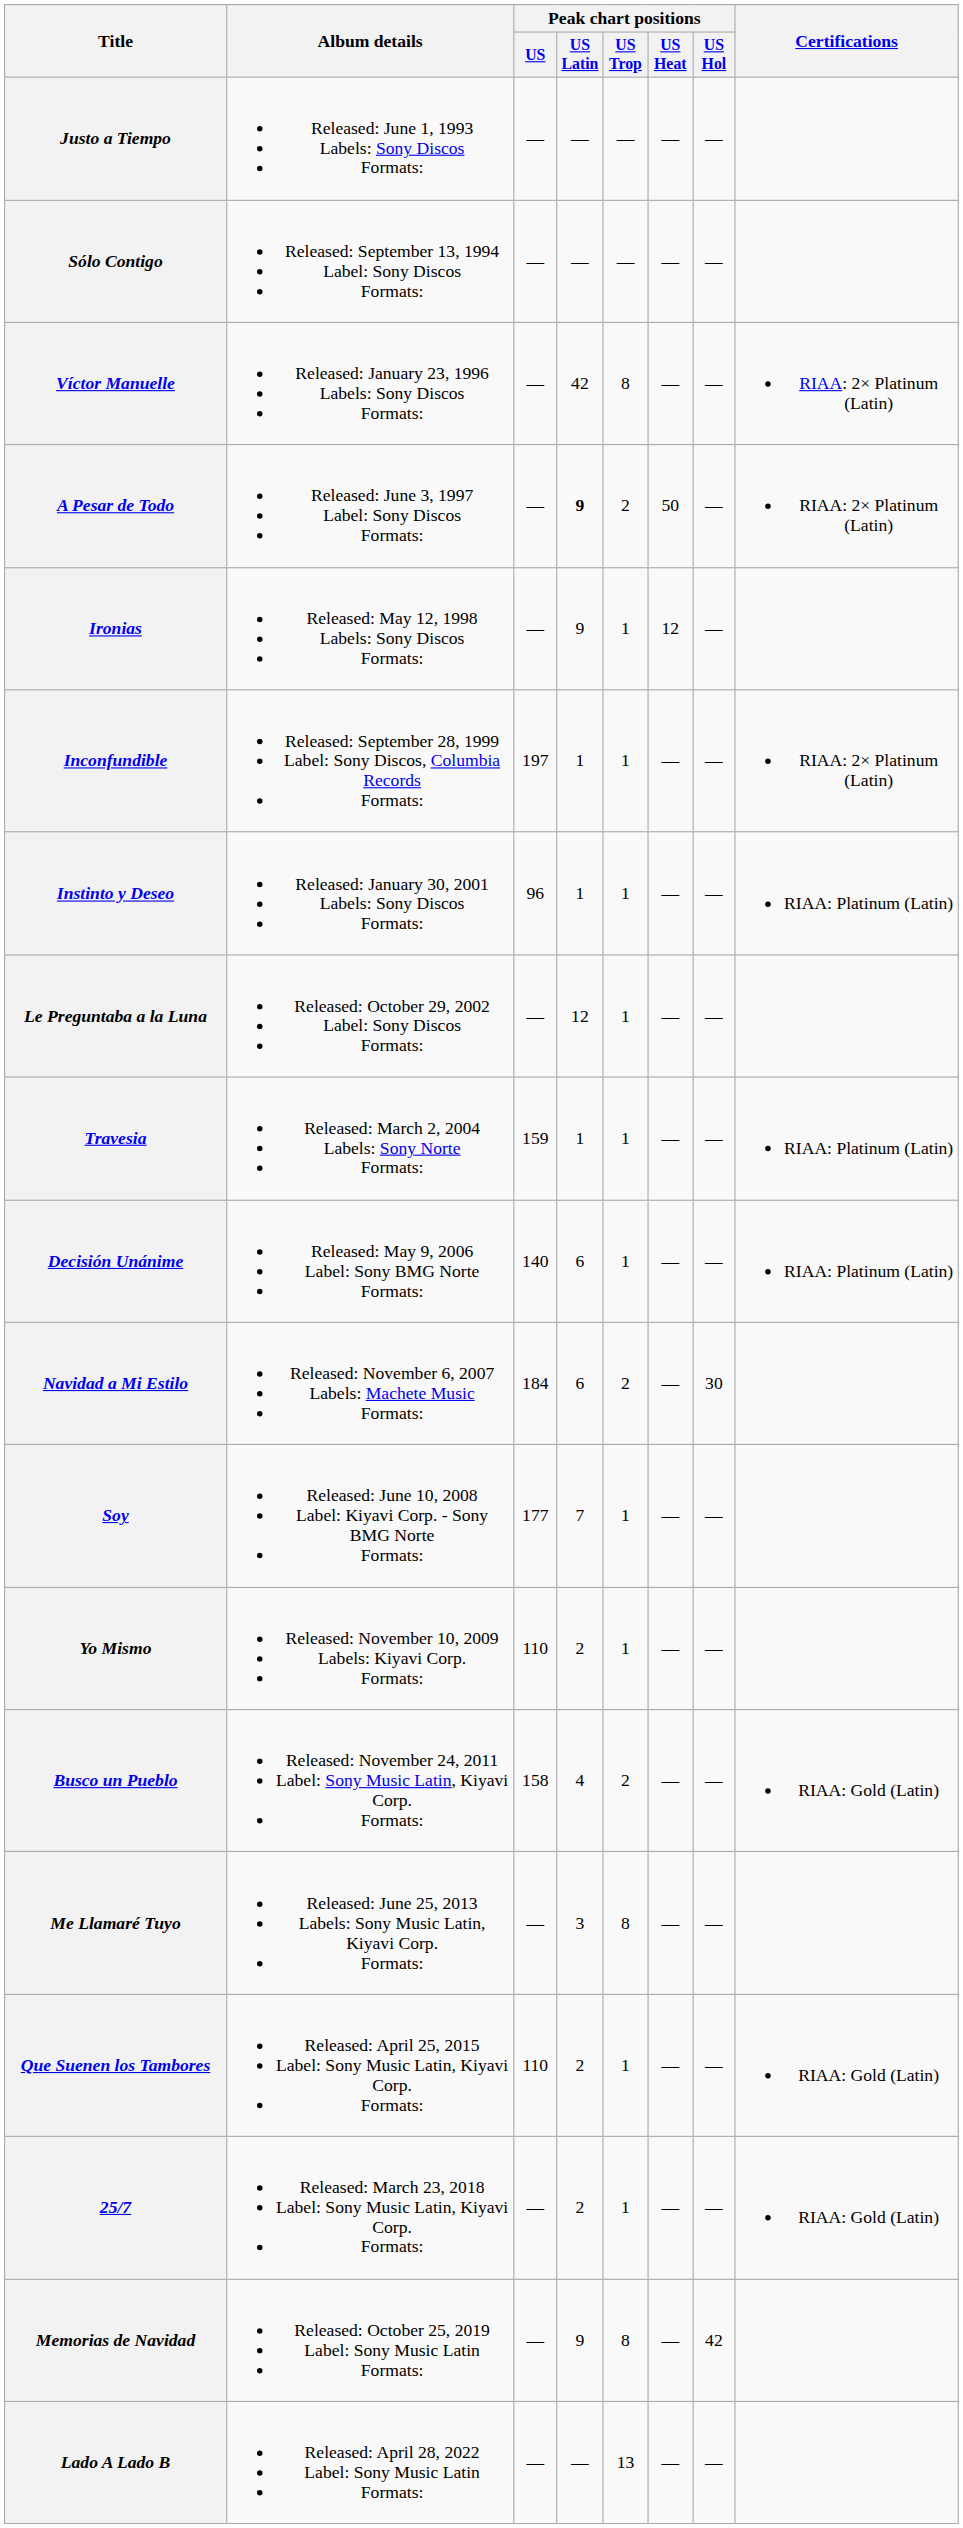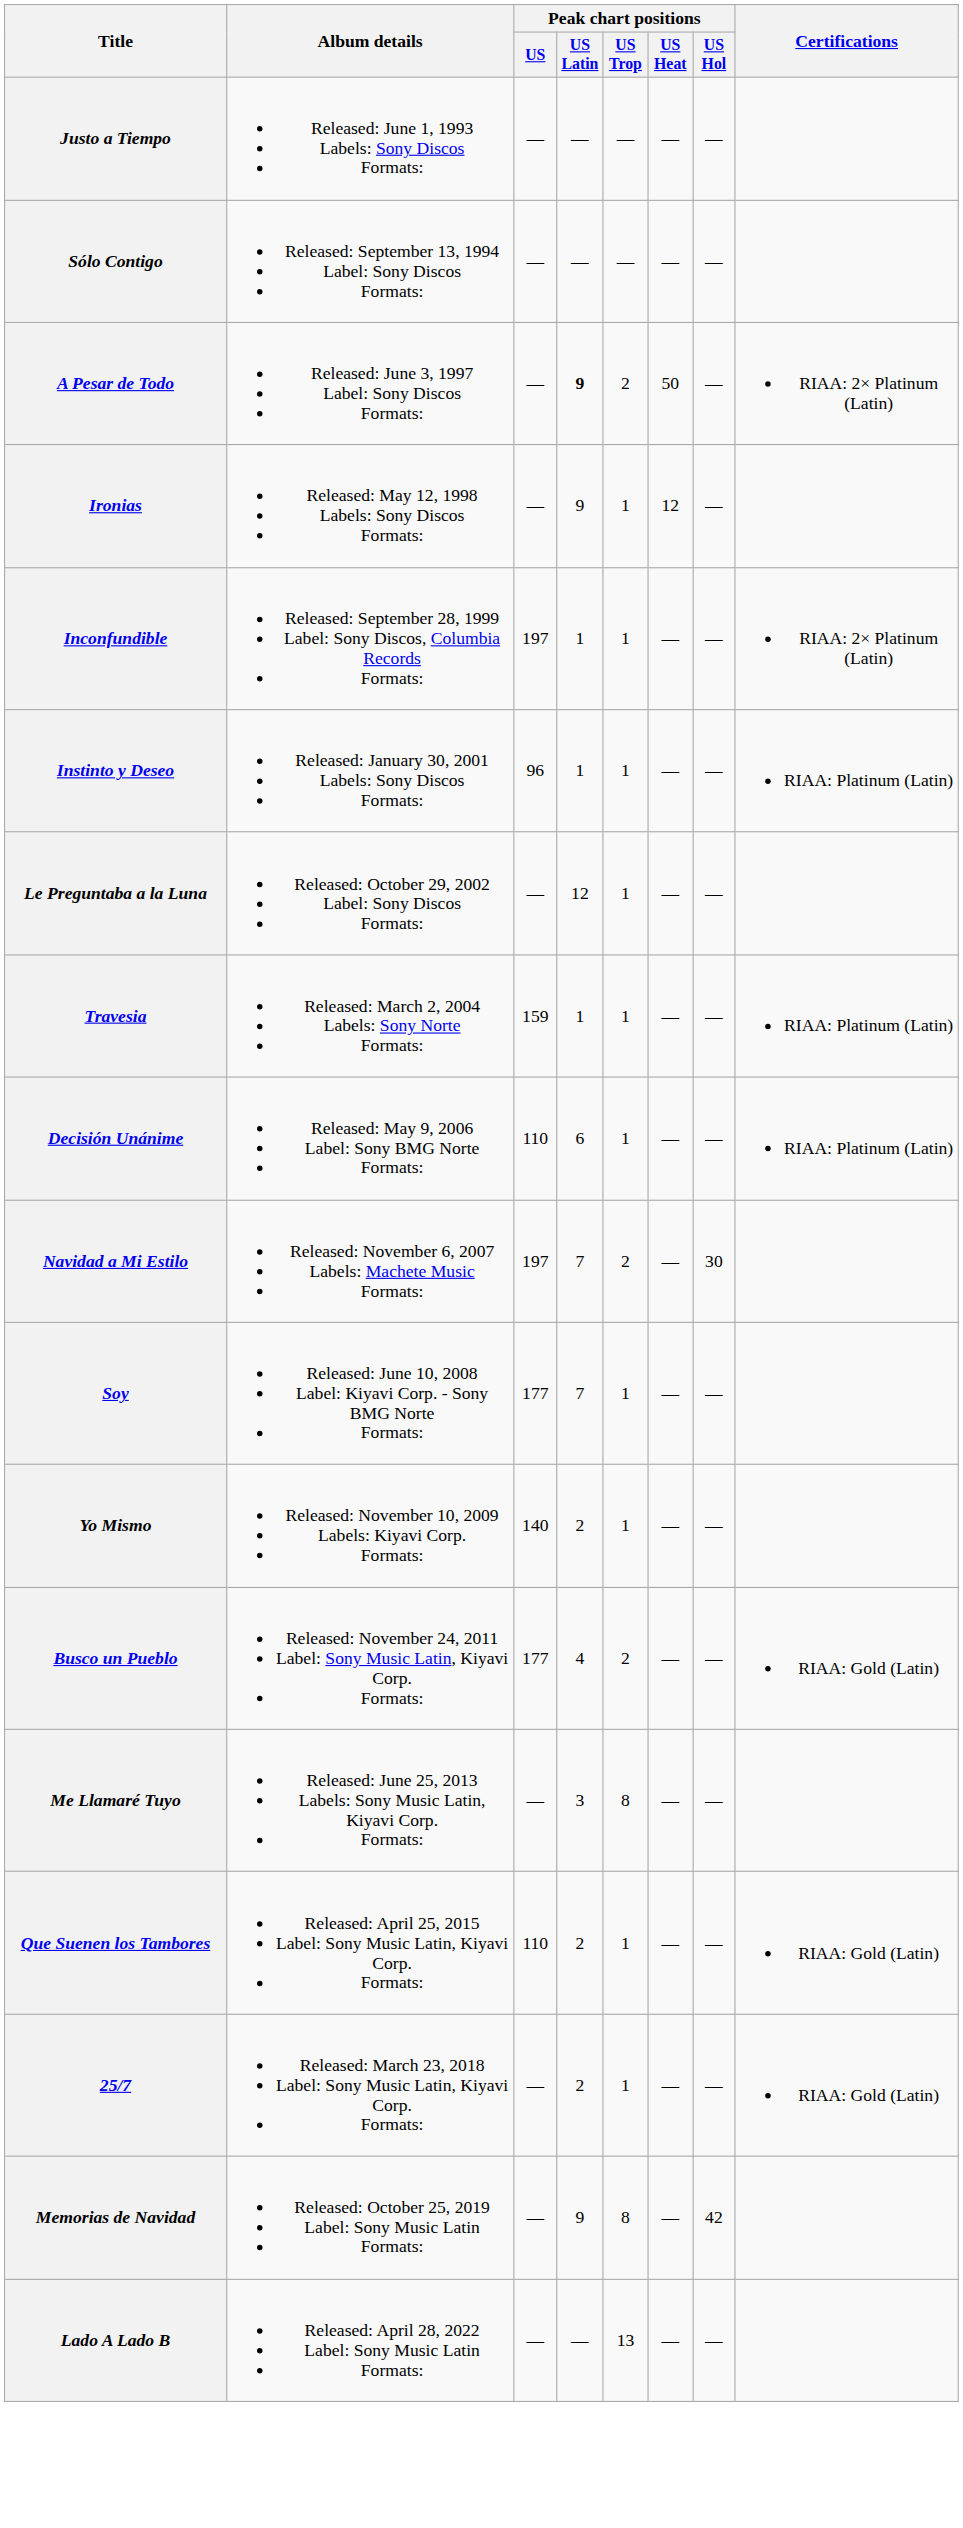- row: (116, 383)
(535, 1260) 140 -> (535, 1138) 110
(535, 1383) 184 -> (535, 1260) 197
(580, 1383) 6 -> (580, 1260) 7
(535, 1648) 110 -> (535, 1525) 140
(535, 1780) 158 -> (535, 1658) 177
